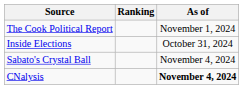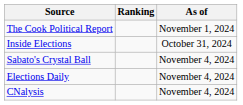+ row: (38, 76)
(198, 76) bold -> (197, 92) normal
